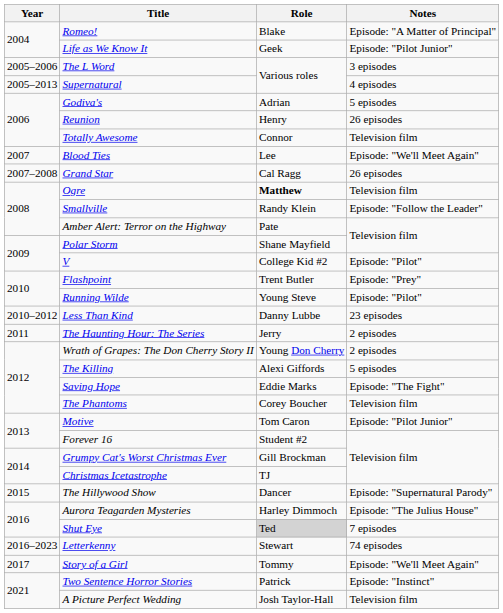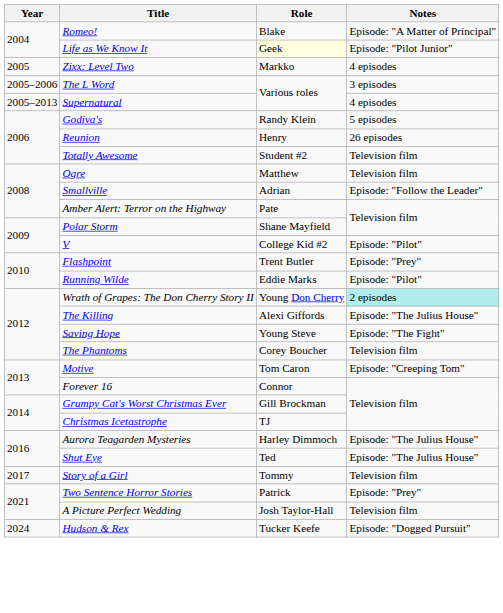(271, 48) no background -> (271, 48) lightyellow background
+ row: (98, 66)
(275, 102) Adrian -> (287, 119) Randy Klein
(276, 137) Connor -> (283, 155) Student #2
- row: (86, 155)
- row: (88, 173)
(280, 191) bold -> (279, 173) normal
(287, 208) Randy Klein -> (275, 191) Adrian
(287, 297) Young Steve -> (288, 279) Eddie Marks
- row: (98, 315)
- row: (133, 333)
(373, 350) no background -> (373, 297) paleturquoise background
(373, 368) 5 episodes -> (414, 315) Episode: "The Julius House"
(288, 386) Eddie Marks -> (287, 333) Young Steve
(401, 421) Episode: "Pilot Junior" -> (407, 368) Episode: "Creeping Tom"
(283, 439) Student #2 -> (276, 386) Connor
- row: (109, 492)
(267, 528) lightgrey background -> (267, 457) no background
(373, 528) 7 episodes -> (414, 457) Episode: "The Julius House"
- row: (89, 546)
(414, 564) Episode: "We'll Meet Again" -> (383, 475) Television film
(392, 581) Episode: "Instinct" -> (385, 492) Episode: "Prey"
+ row: (95, 528)
